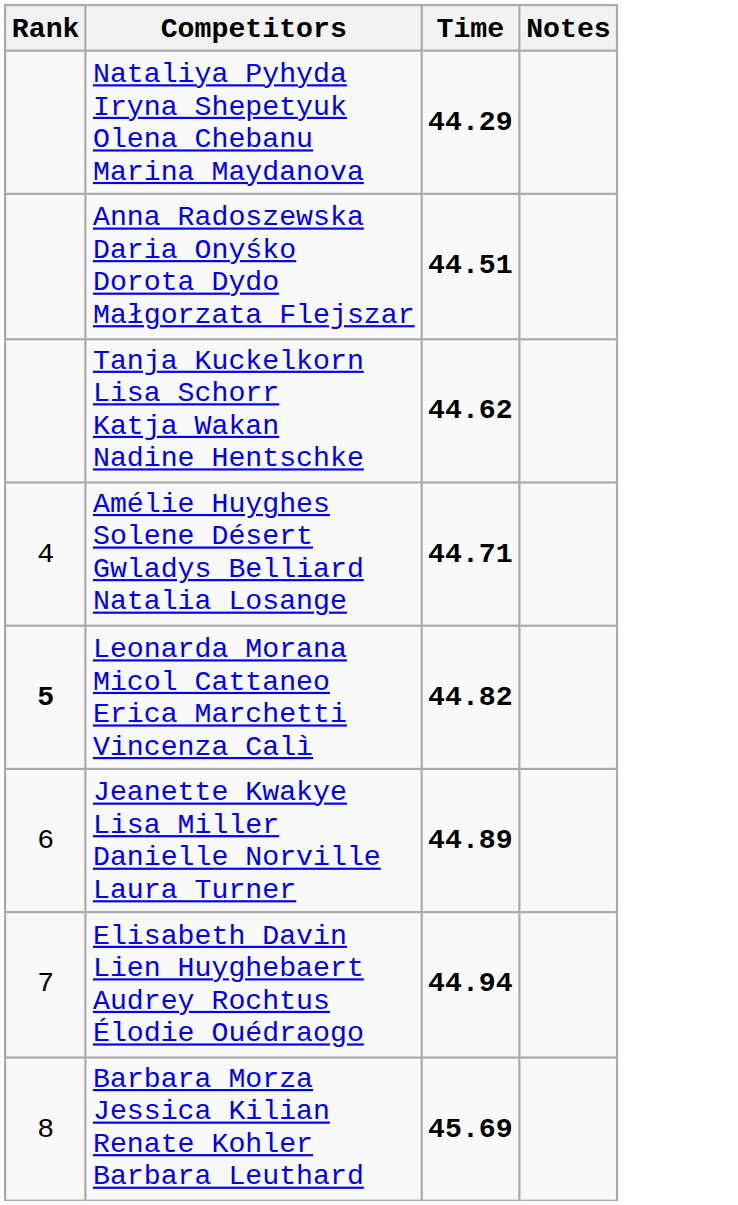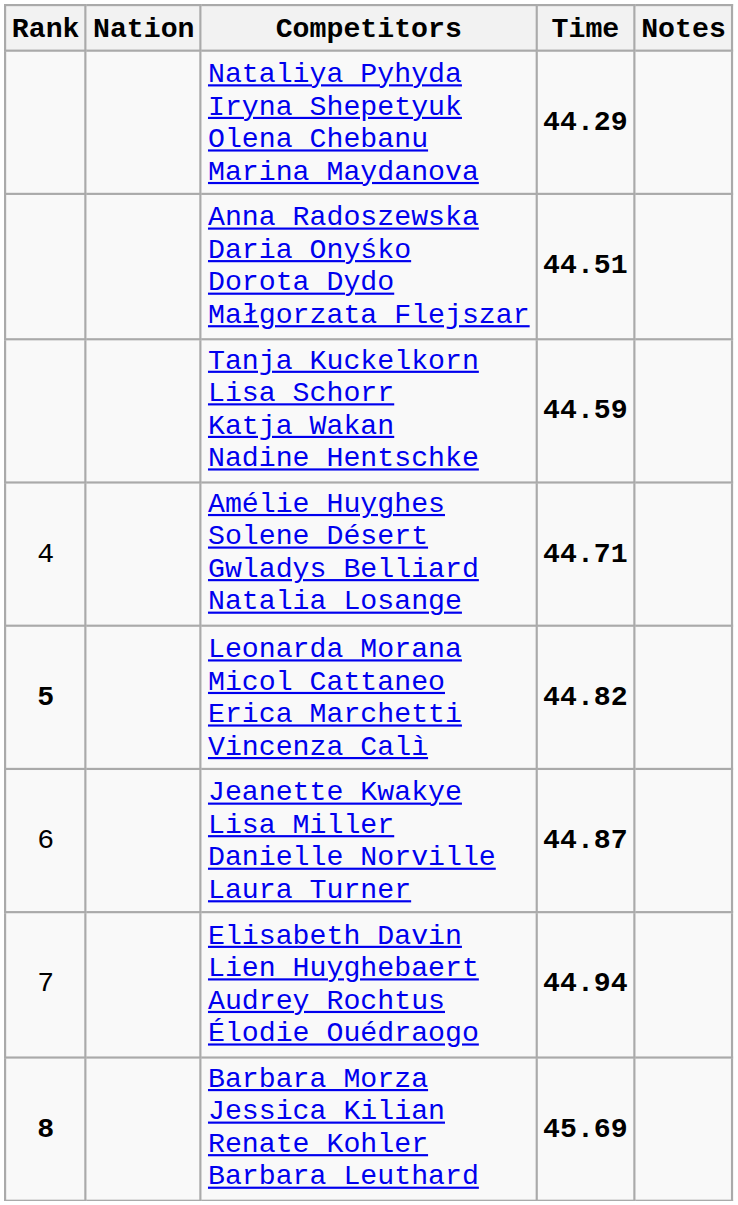+ column: (144, 28)
(470, 410) 44.62 -> (585, 410) 44.59
(470, 841) 44.89 -> (585, 841) 44.87
(46, 1128) normal -> (46, 1128) bold
